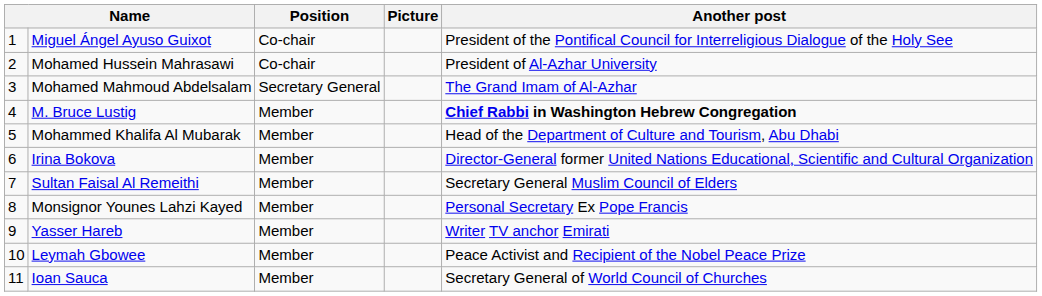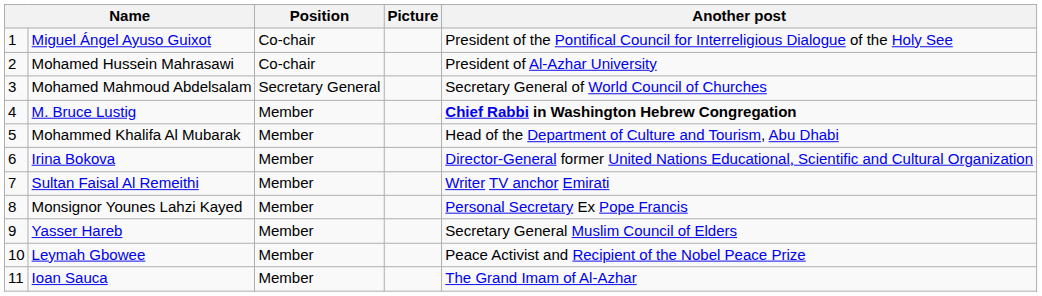(541, 87) The Grand Imam of Al-Azhar -> (606, 87) Secretary General of World Council of Churches
(591, 183) Secretary General Muslim Council of Elders -> (527, 183) Writer TV anchor Emirati
(527, 231) Writer TV anchor Emirati -> (591, 231) Secretary General Muslim Council of Elders
(606, 278) Secretary General of World Council of Churches -> (541, 278) The Grand Imam of Al-Azhar
